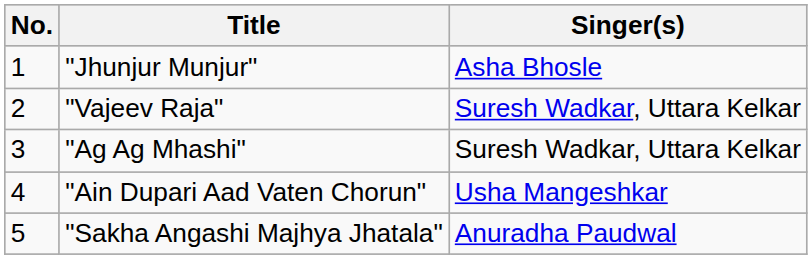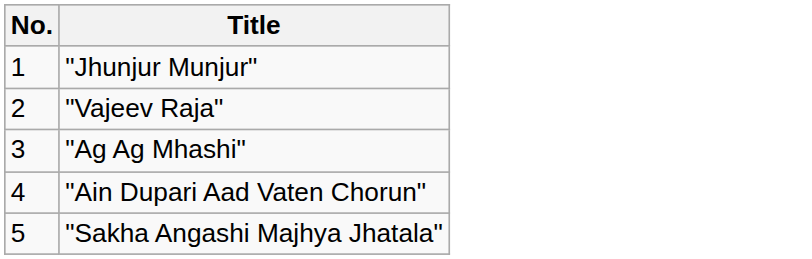- column: (628, 25)
